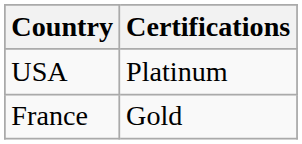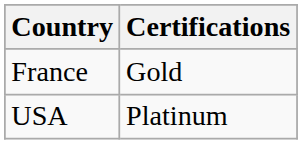rows swapped: (50, 116) <-> (40, 71)
